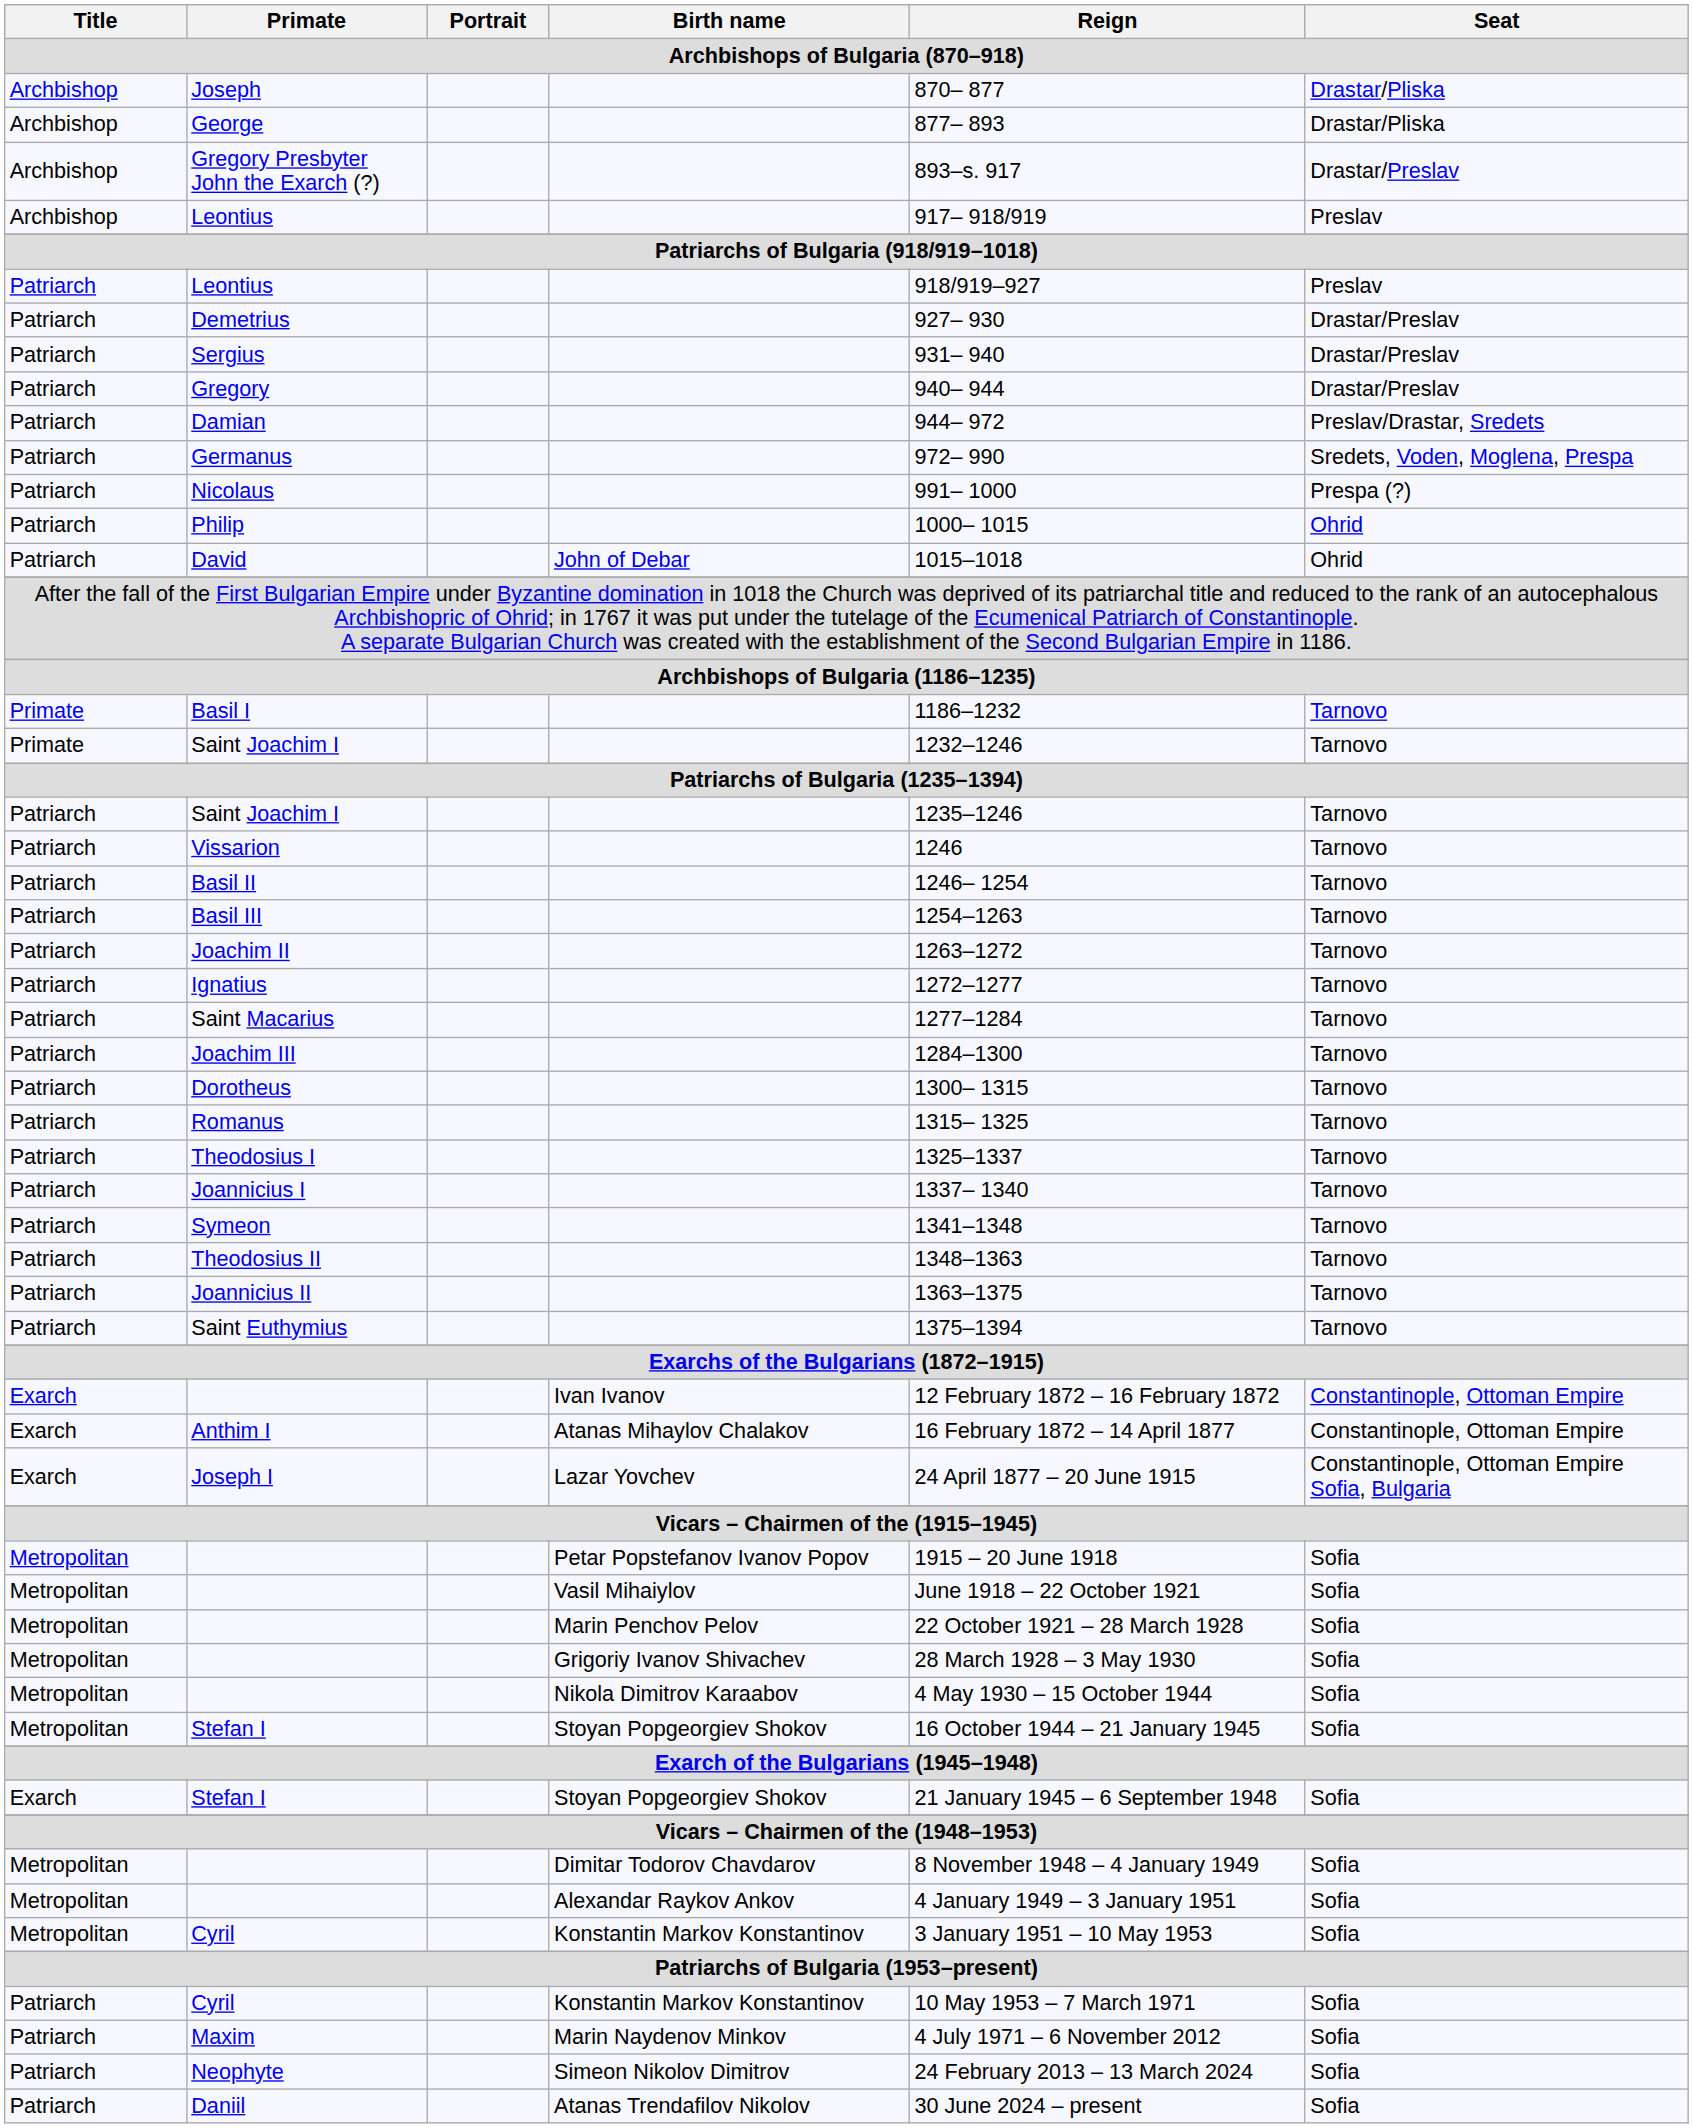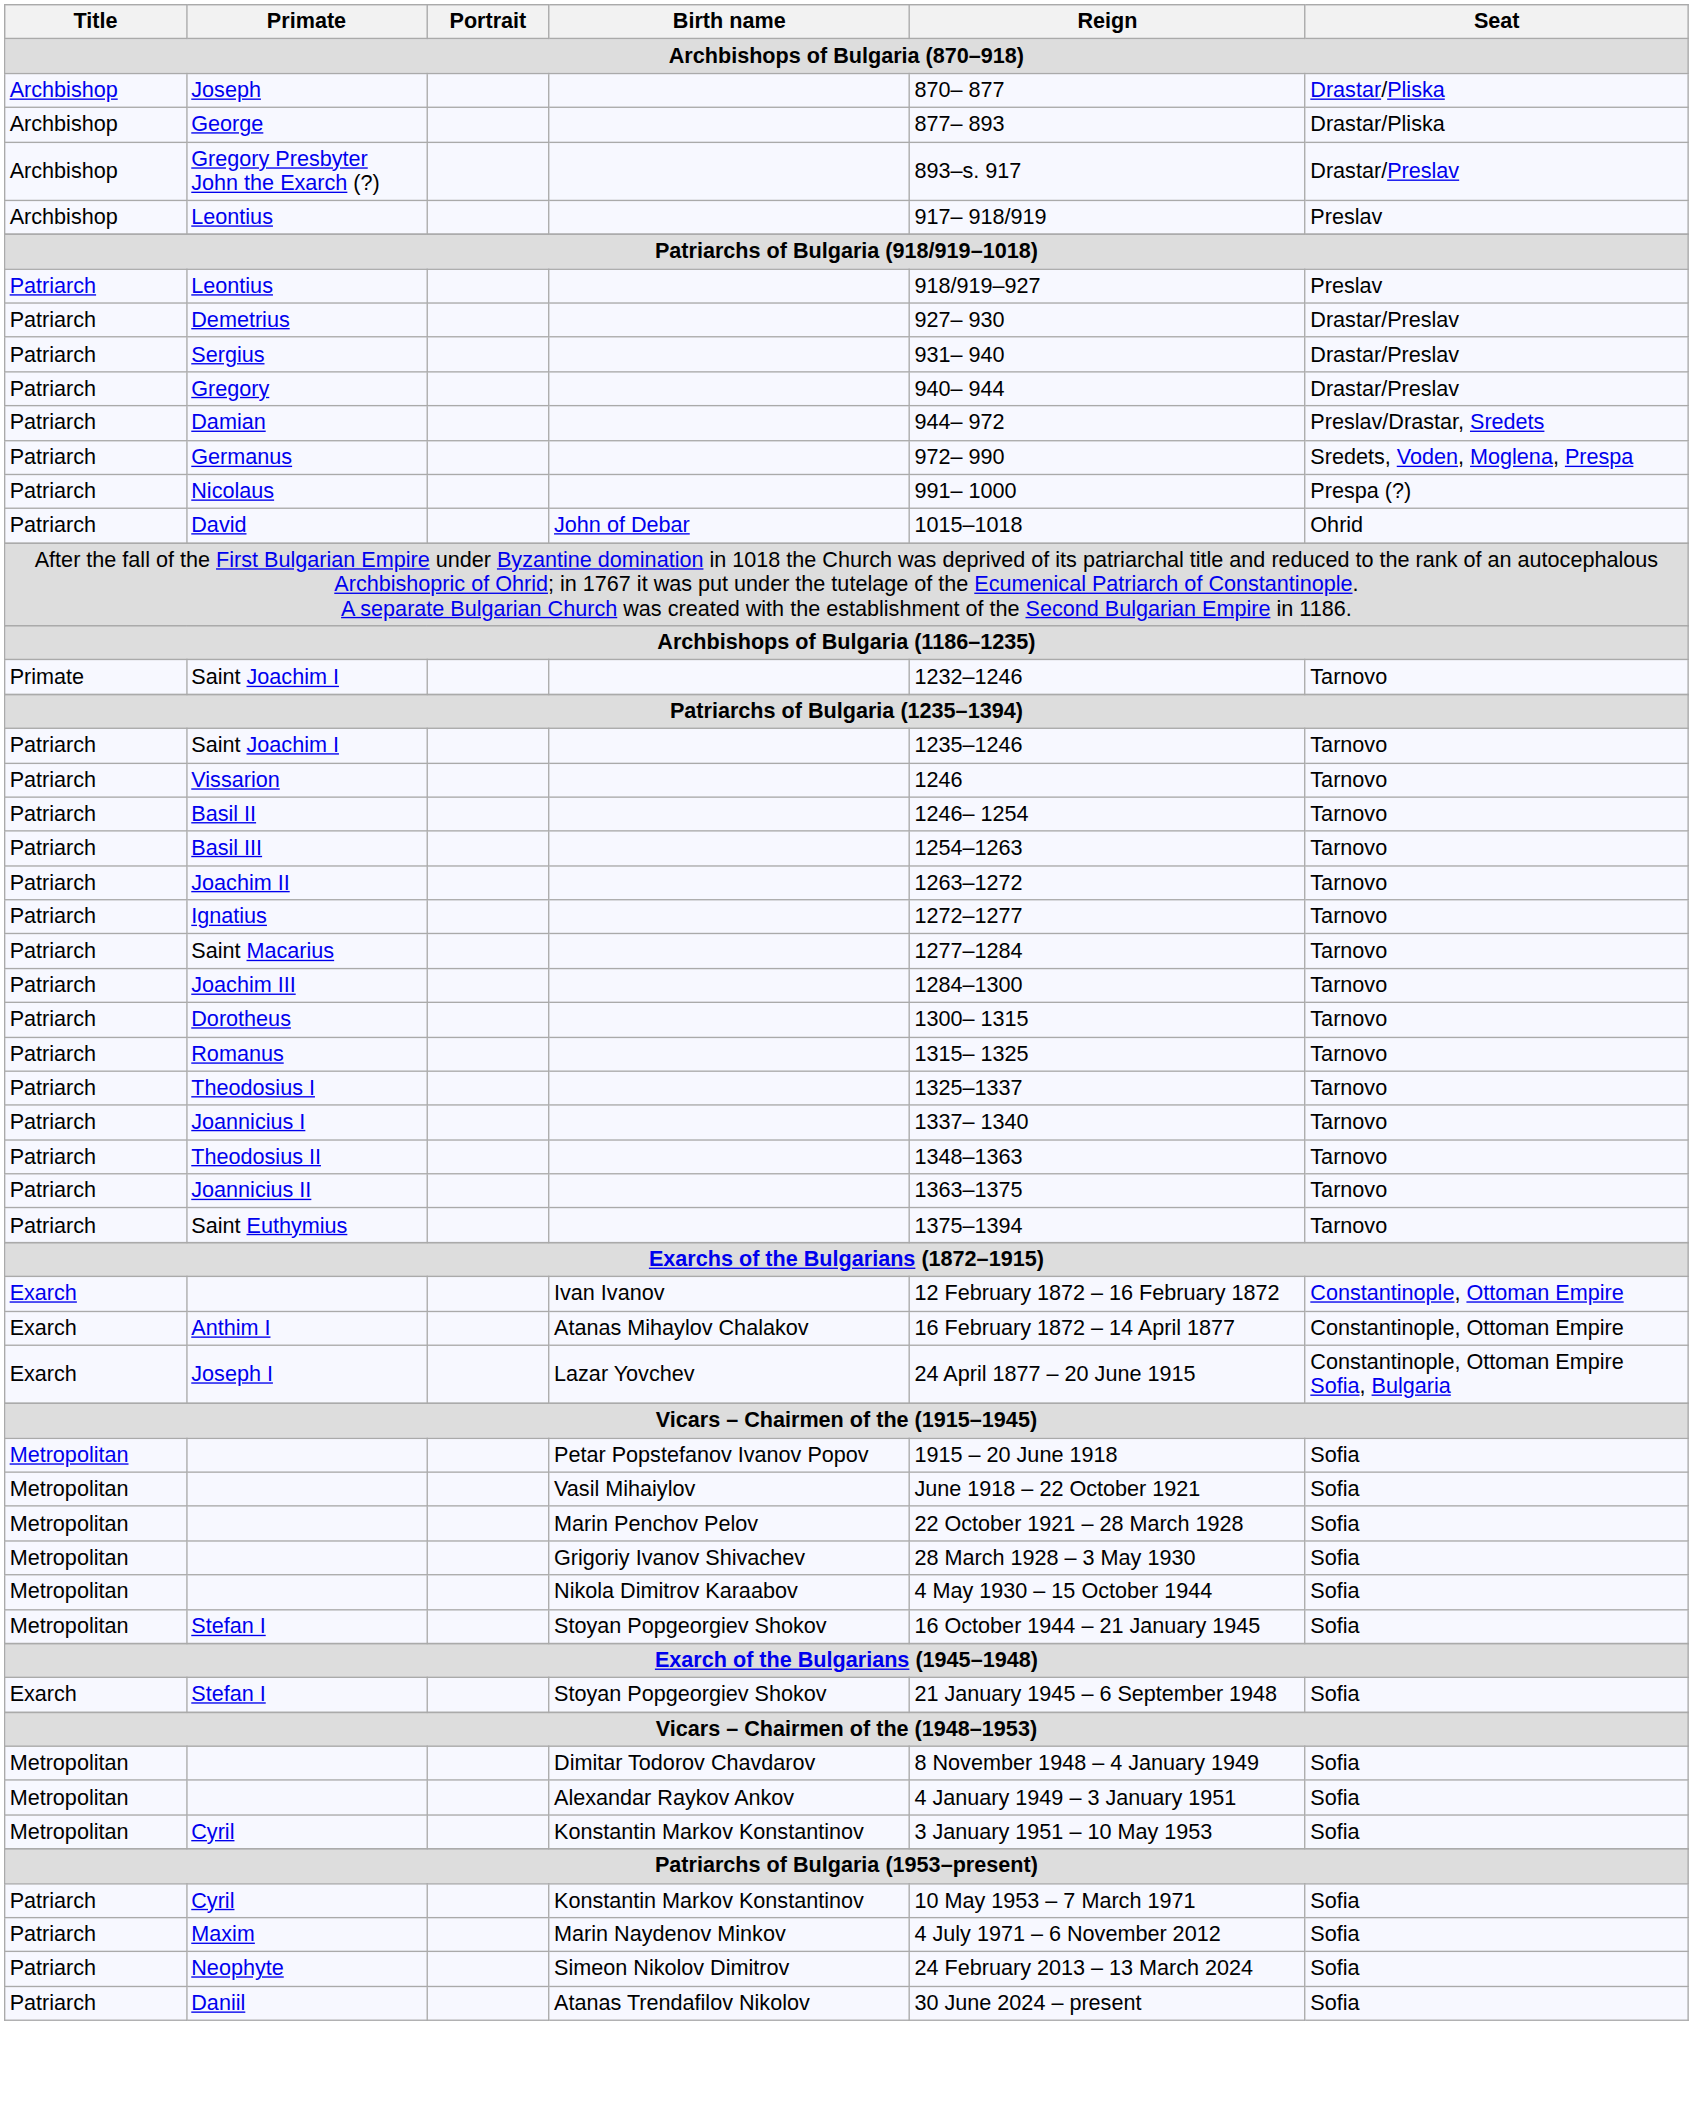- row: (218, 525)
- row: (221, 711)
- row: (231, 1224)
